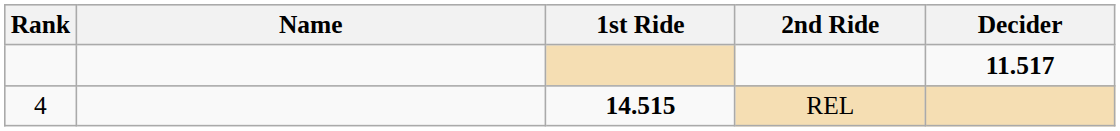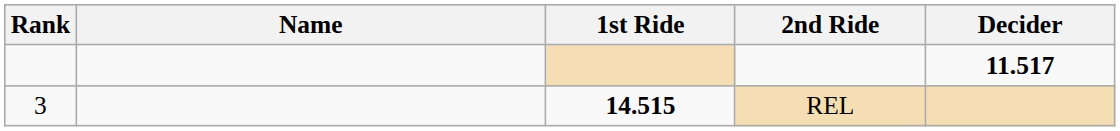(40, 105) 4 -> (40, 105) 3
